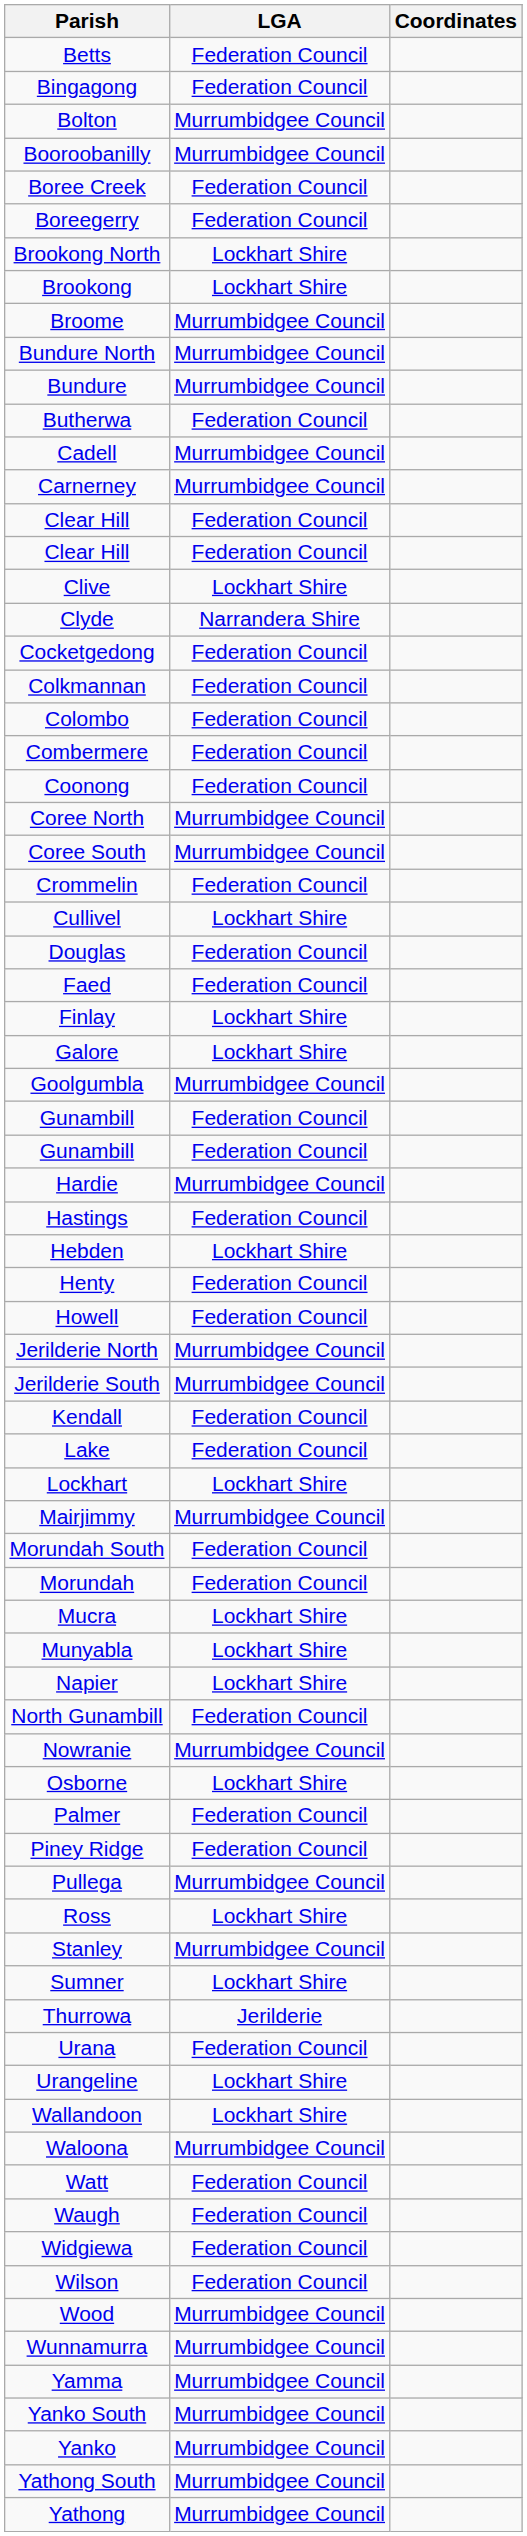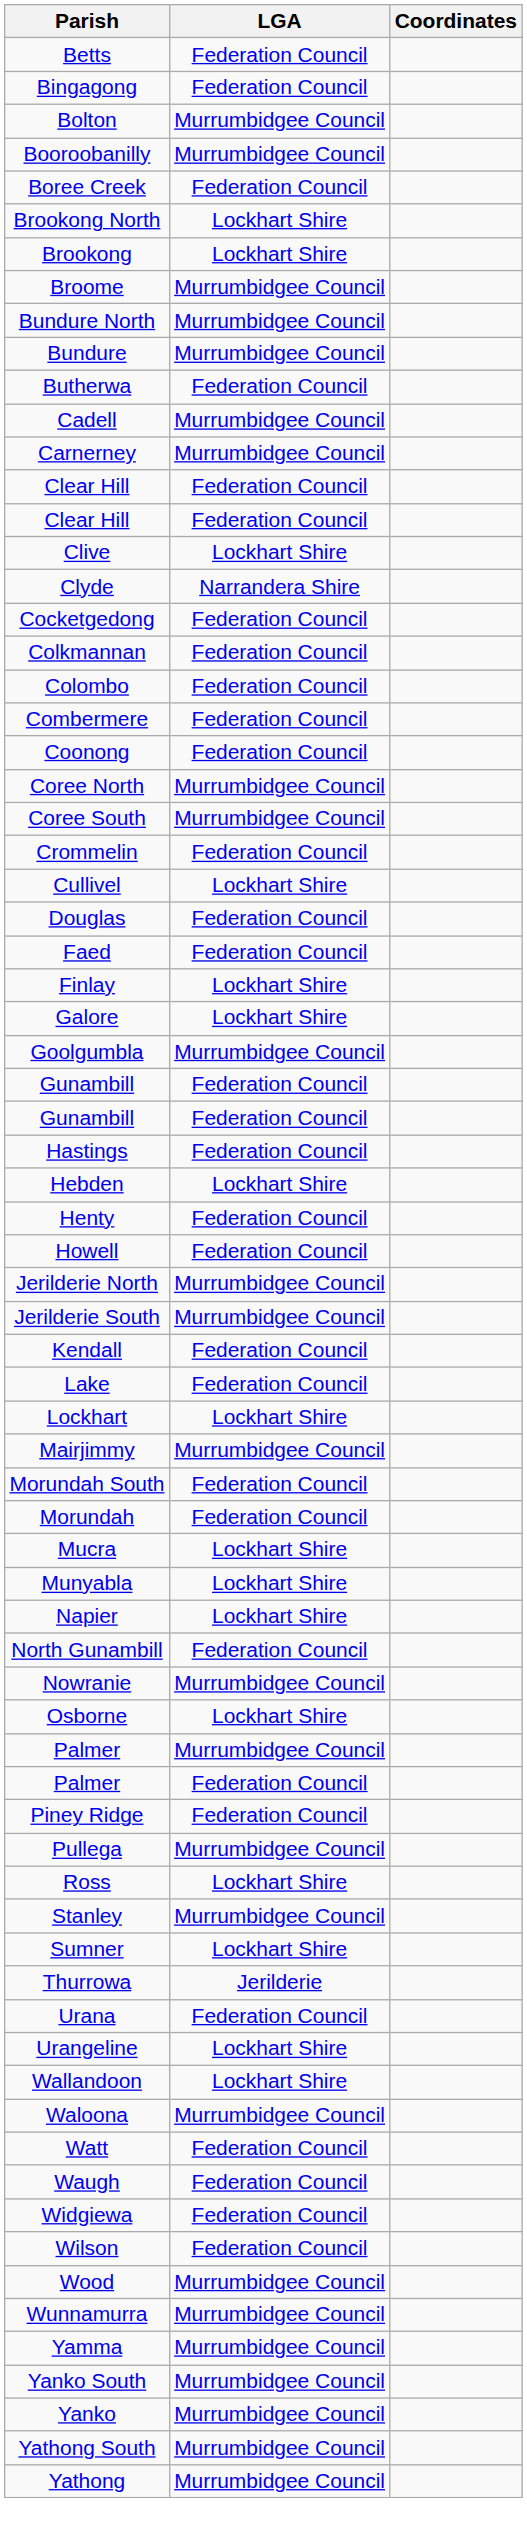- row: (87, 220)
- row: (87, 1184)
+ row: (87, 1749)
